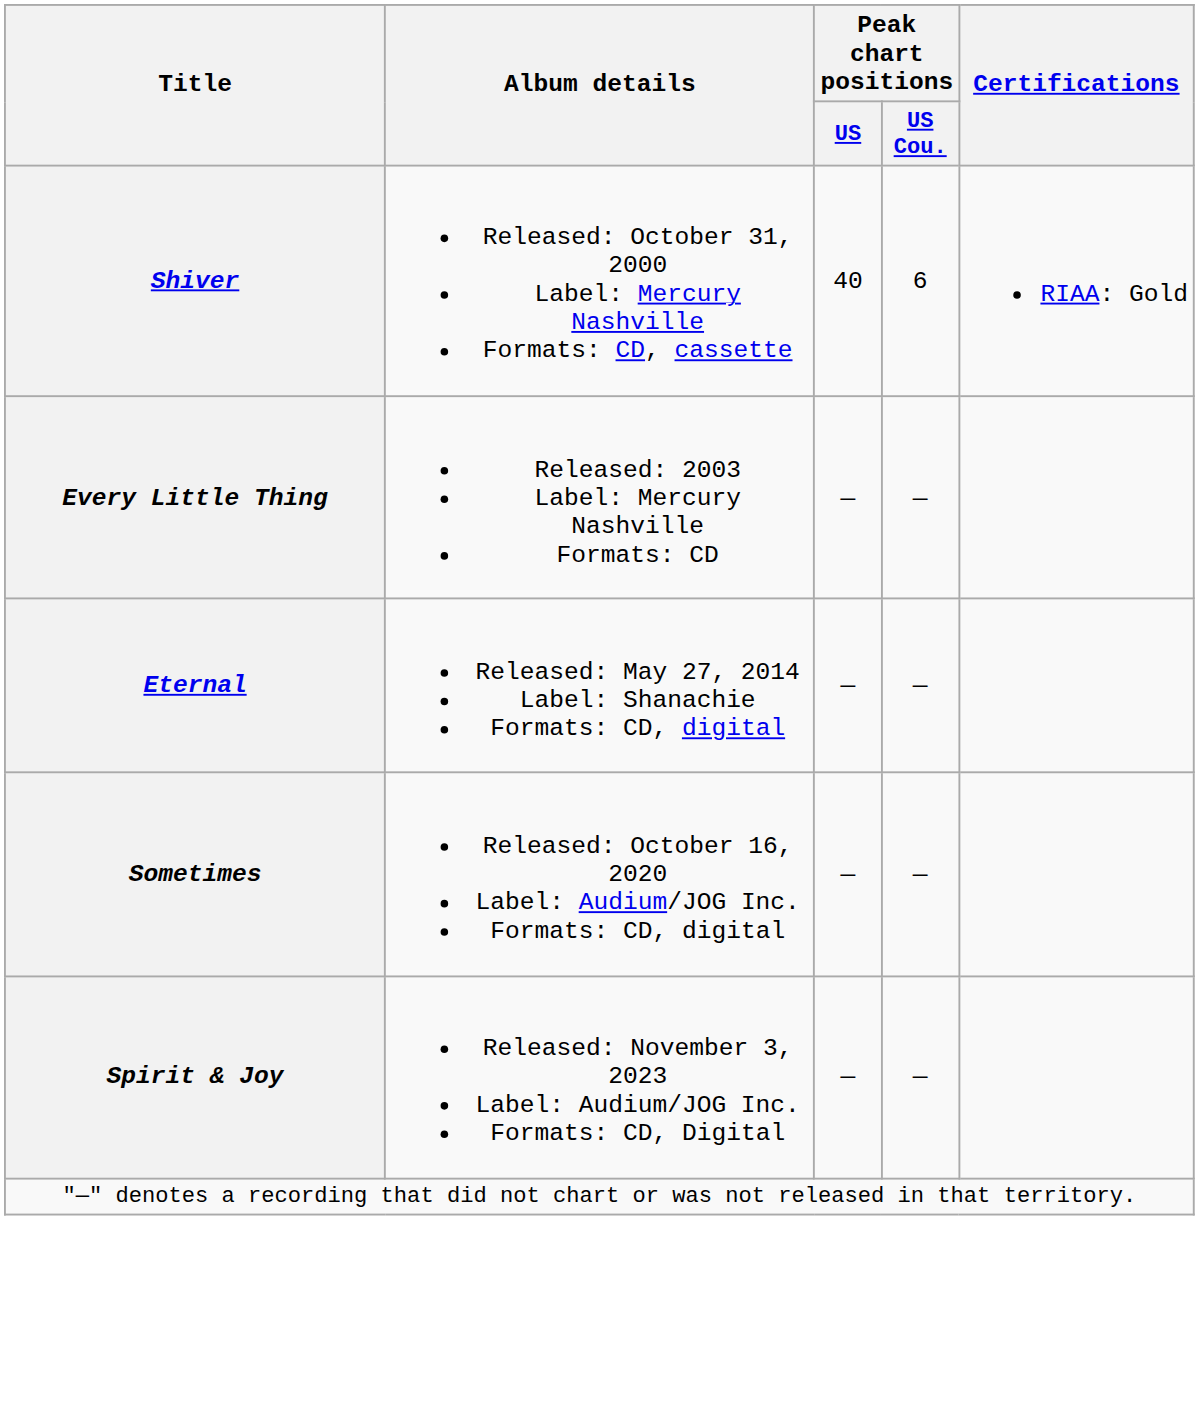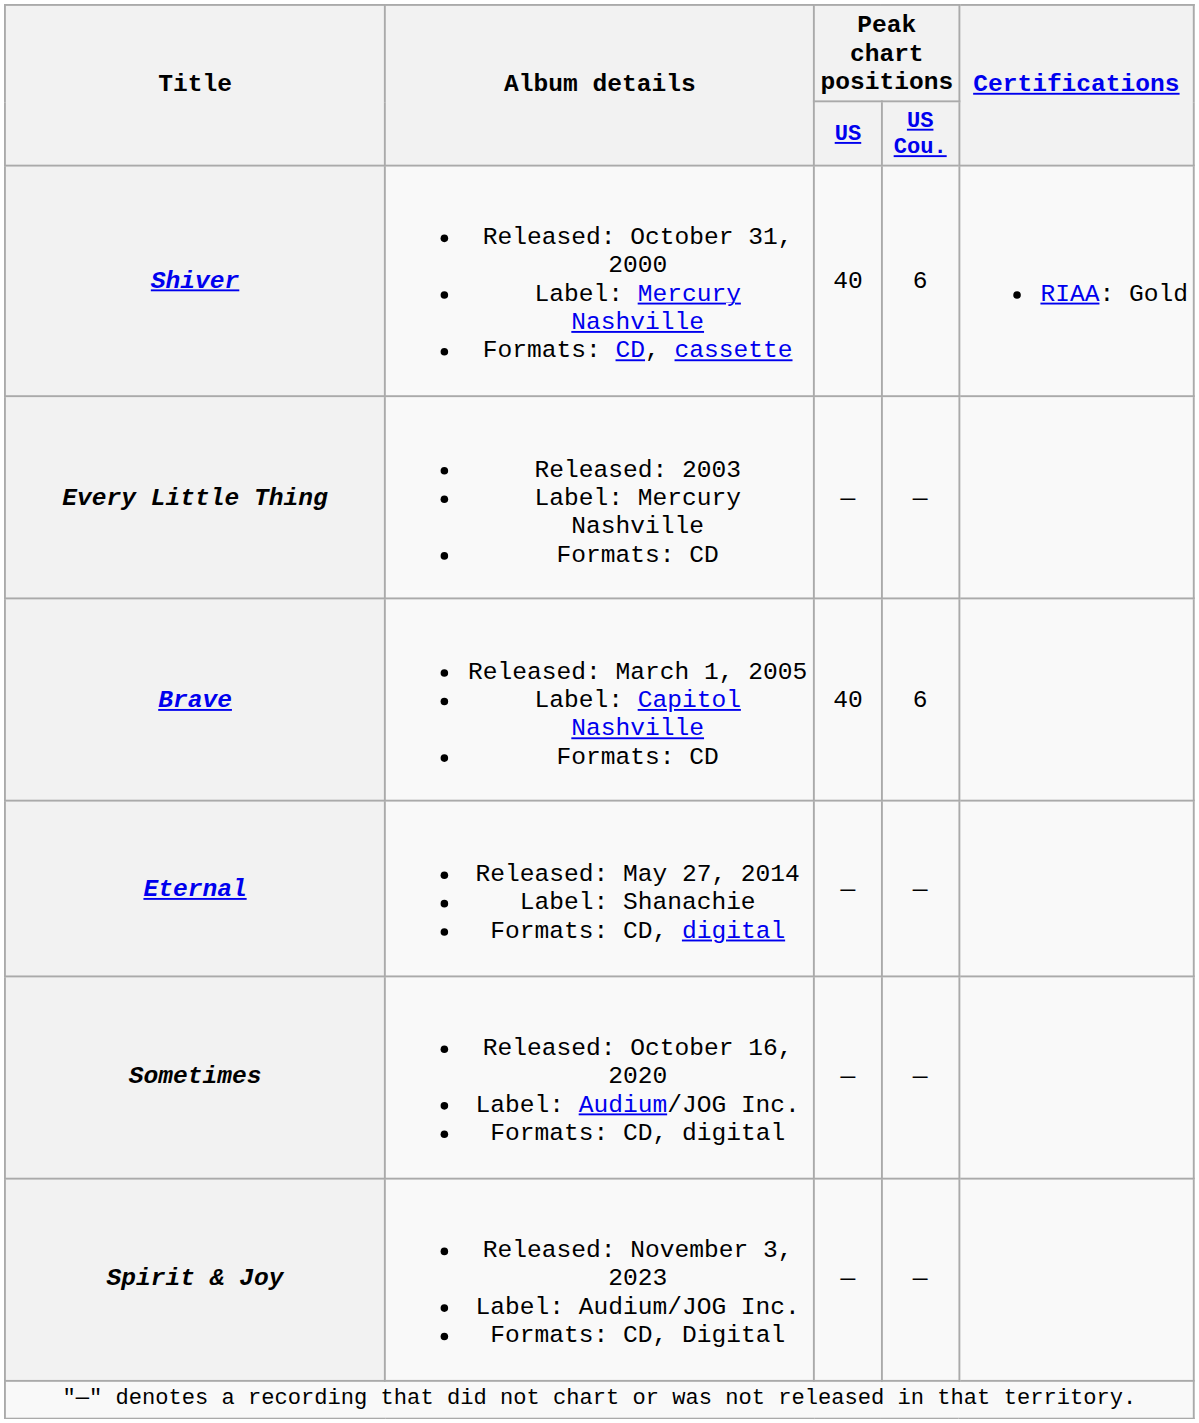+ row: (195, 700)
